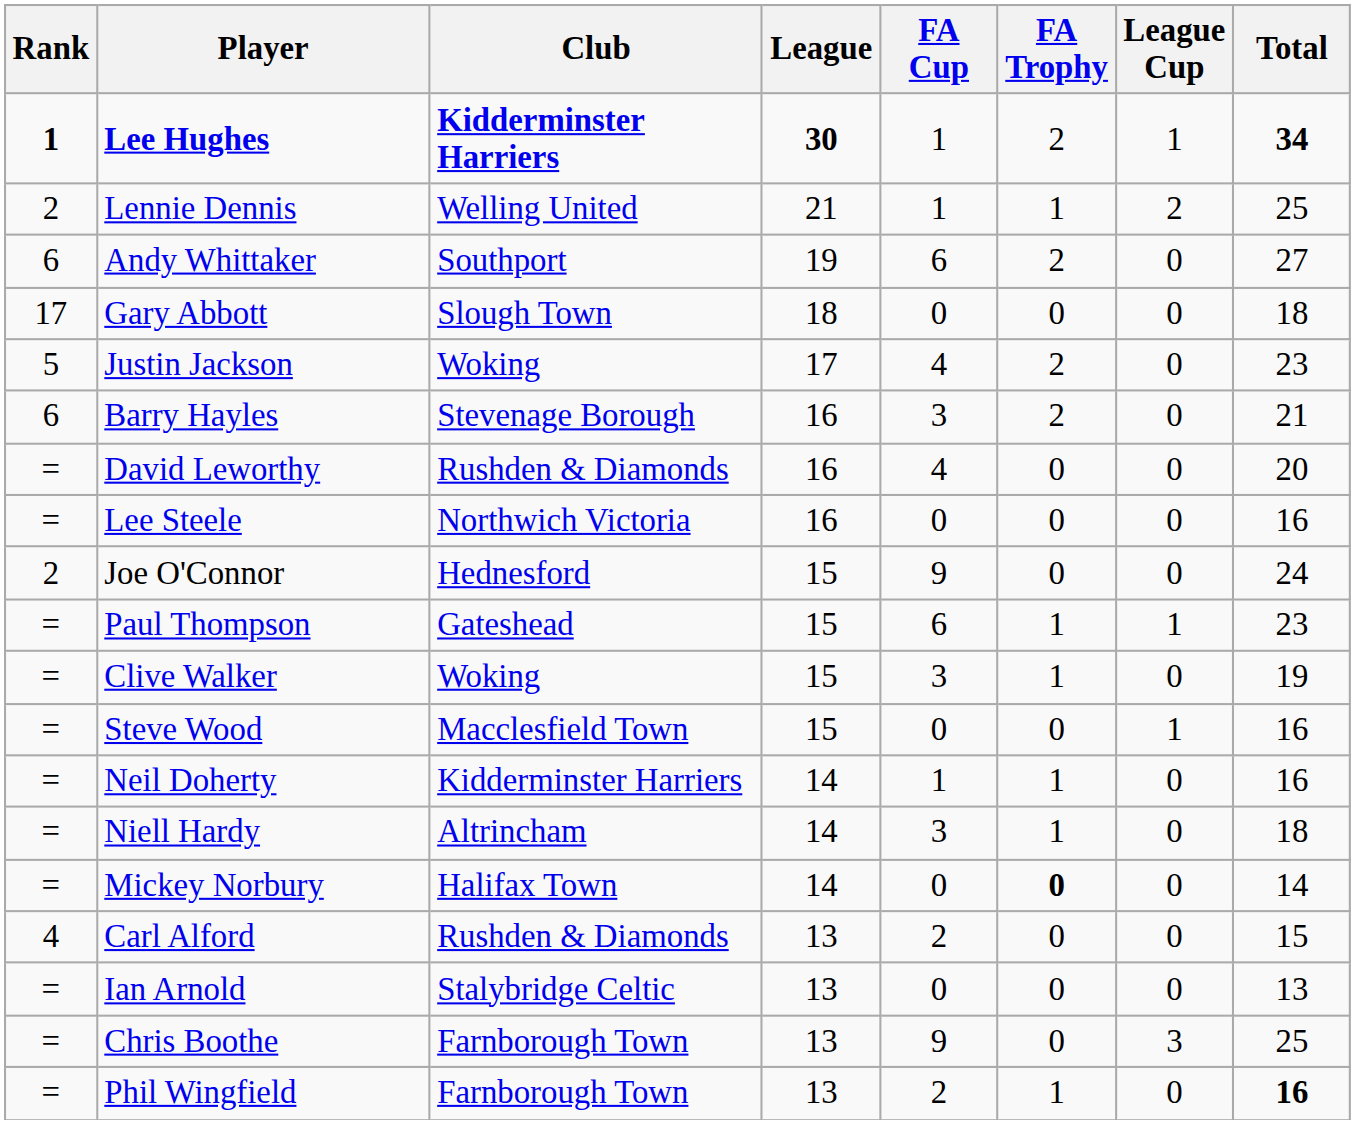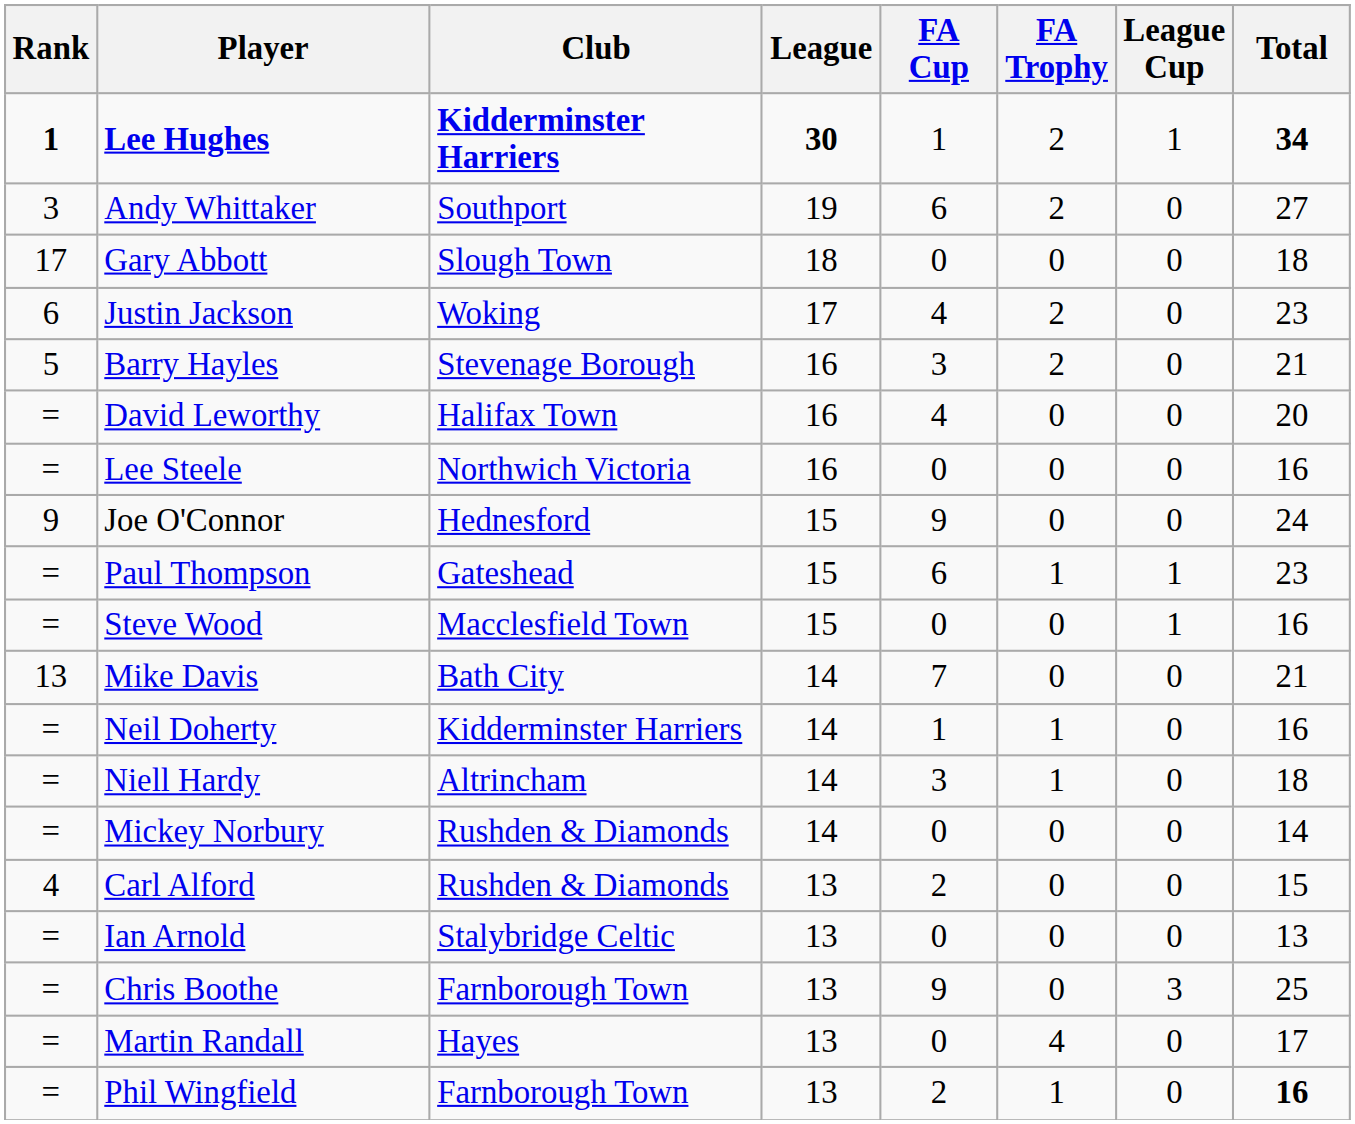- row: (200, 208)
(51, 260) 6 -> (51, 208) 3
(51, 364) 5 -> (51, 312) 6
(51, 416) 6 -> (51, 364) 5
(583, 468) Rushden & Diamonds -> (527, 416) Halifax Town
(51, 572) 2 -> (51, 520) 9
- row: (191, 676)
+ row: (181, 676)
(527, 884) Halifax Town -> (583, 832) Rushden & Diamonds
(1057, 884) bold -> (1057, 832) normal
+ row: (204, 1040)
